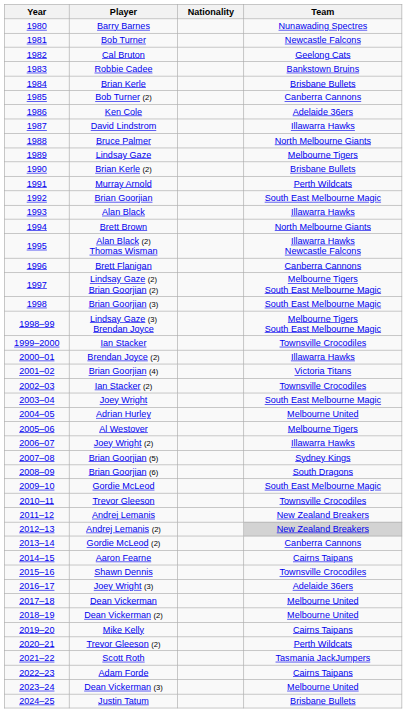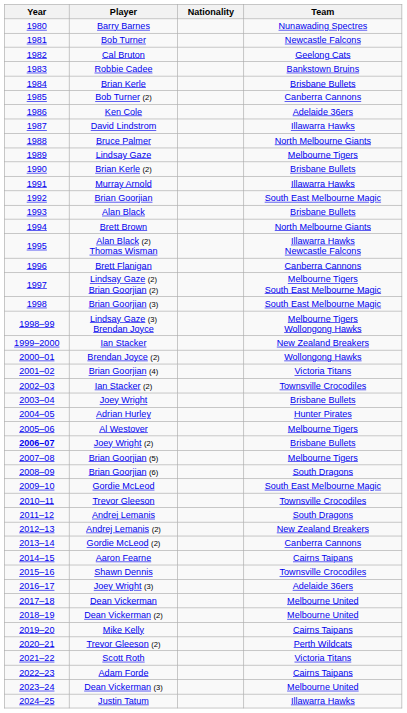(323, 184) Perth Wildcats -> (323, 184) Illawarra Hawks
(323, 213) Illawarra Hawks -> (323, 213) Brisbane Bullets
(323, 324) Melbourne Tigers South East Melbourne Magic -> (323, 324) Melbourne Tigers Wollongong Hawks
(323, 343) Townsville Crocodiles -> (323, 343) New Zealand Breakers
(323, 357) Illawarra Hawks -> (323, 357) Wollongong Hawks
(323, 400) South East Melbourne Magic -> (323, 400) Brisbane Bullets
(323, 415) Melbourne United -> (323, 415) Hunter Pirates
(37, 443) normal -> (37, 443) bold
(323, 443) Illawarra Hawks -> (323, 443) Brisbane Bullets
(323, 458) Sydney Kings -> (323, 458) Melbourne Tigers
(323, 515) New Zealand Breakers -> (323, 515) South Dragons
(323, 529) lightgrey background -> (323, 529) no background
(323, 658) Tasmania JackJumpers -> (323, 658) Victoria Titans
(323, 701) Brisbane Bullets -> (323, 701) Illawarra Hawks
